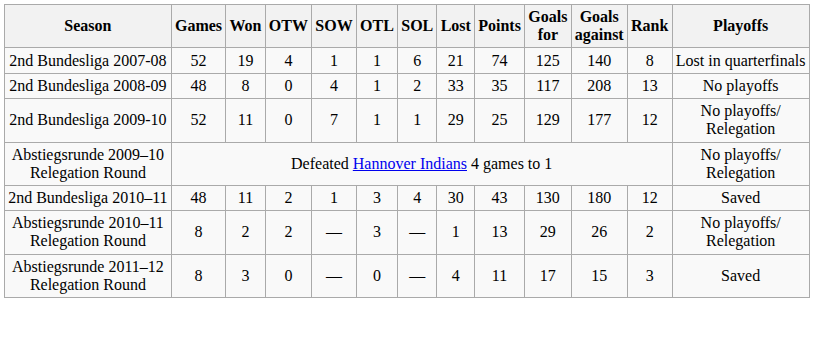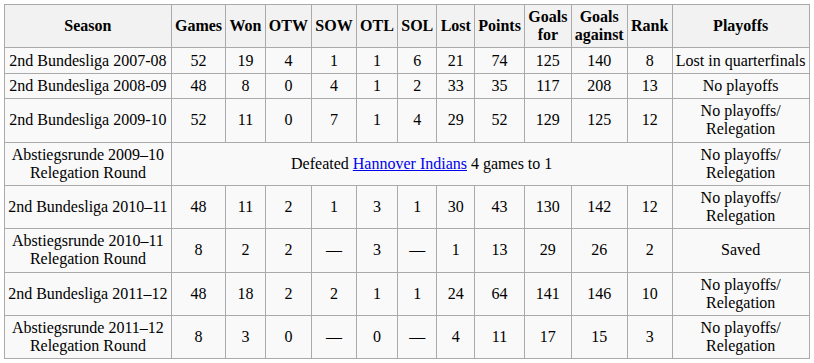(417, 120) 1 -> (417, 120) 4
(500, 120) 25 -> (500, 120) 52
(599, 120) 177 -> (599, 120) 125
(417, 198) 4 -> (417, 207) 1
(599, 198) 180 -> (599, 207) 142
(741, 198) Saved -> (741, 207) No playoffs/ Relegation
(741, 232) No playoffs/ Relegation -> (741, 250) Saved
+ row: (88, 293)
(741, 275) Saved -> (741, 337) No playoffs/ Relegation
